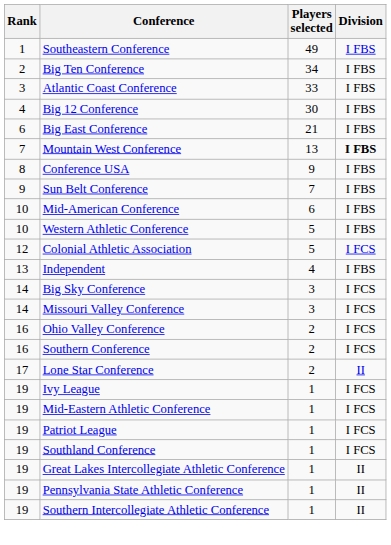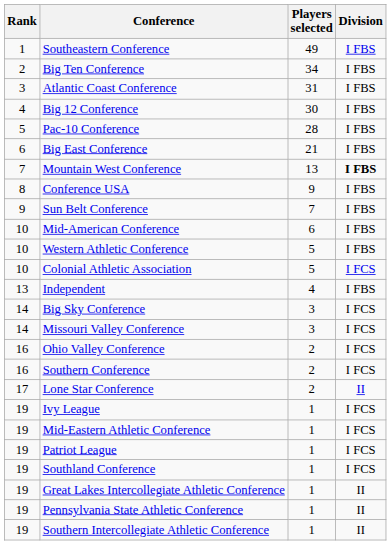(312, 88) 33 -> (312, 88) 31
+ row: (91, 128)
(22, 249) 12 -> (22, 269) 10
